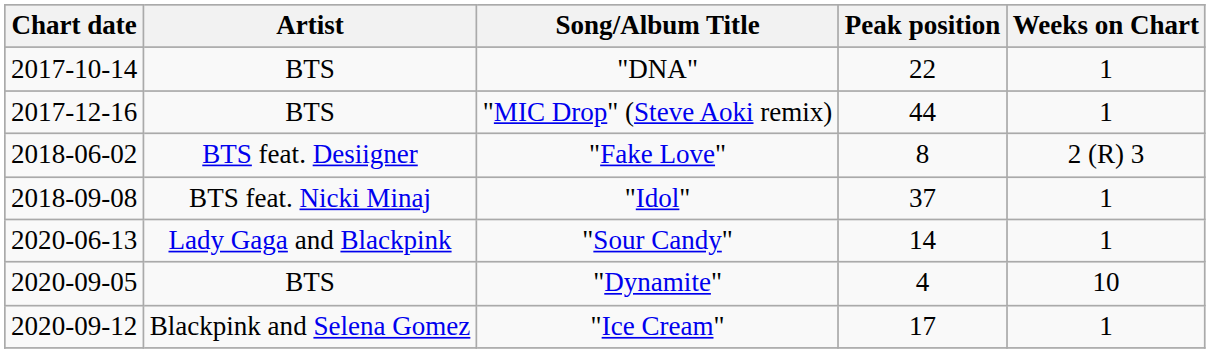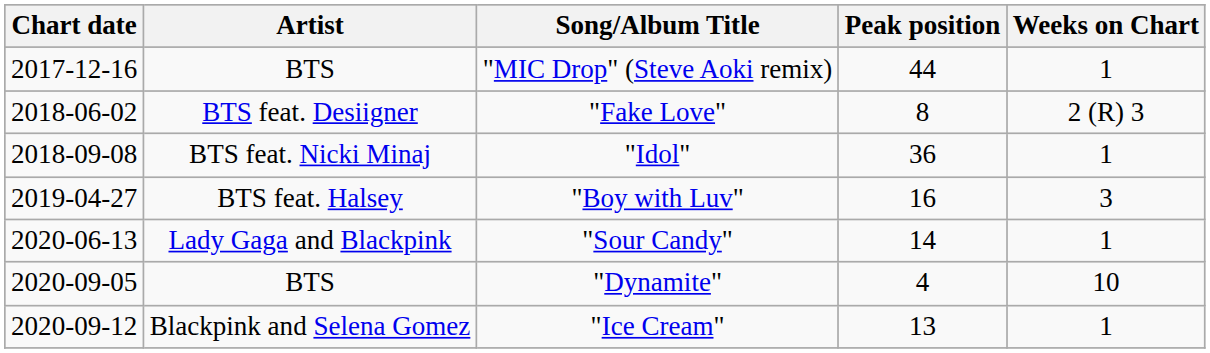- row: (658, 68)
(923, 197) 37 -> (923, 154) 36
+ row: (658, 197)
(923, 326) 17 -> (923, 326) 13
